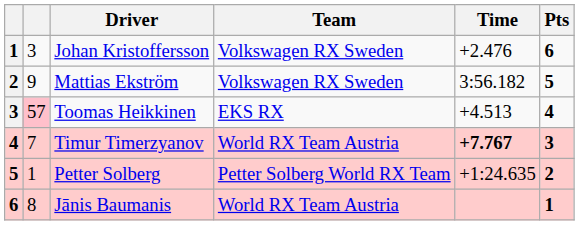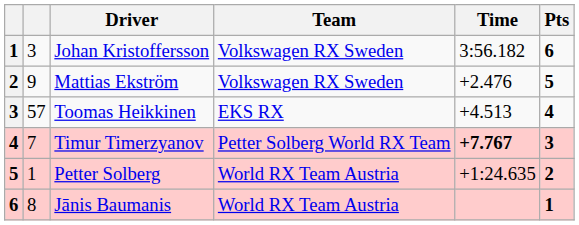(486, 50) +2.476 -> (492, 50) 3:56.182
(492, 81) 3:56.182 -> (486, 81) +2.476
(36, 112) pink background -> (36, 112) no background
(308, 143) World RX Team Austria -> (334, 143) Petter Solberg World RX Team
(334, 174) Petter Solberg World RX Team -> (308, 174) World RX Team Austria
